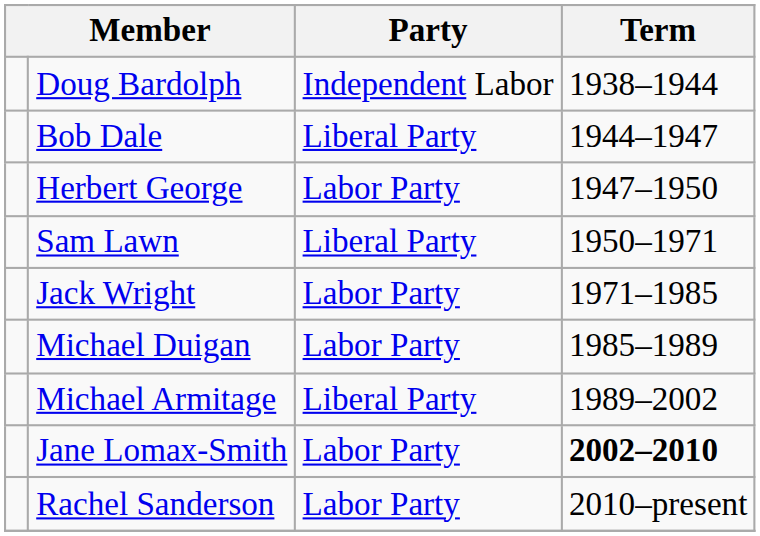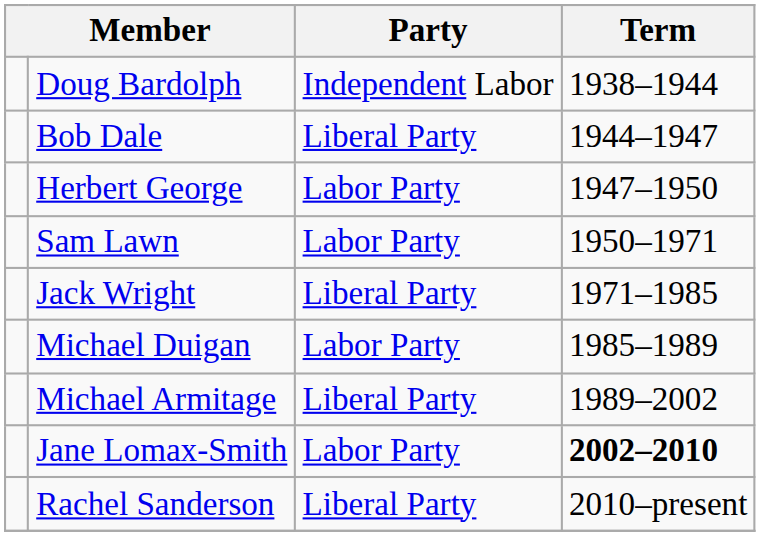(390, 240) Liberal Party -> (381, 240) Labor Party
(381, 293) Labor Party -> (390, 293) Liberal Party
(381, 503) Labor Party -> (390, 503) Liberal Party
